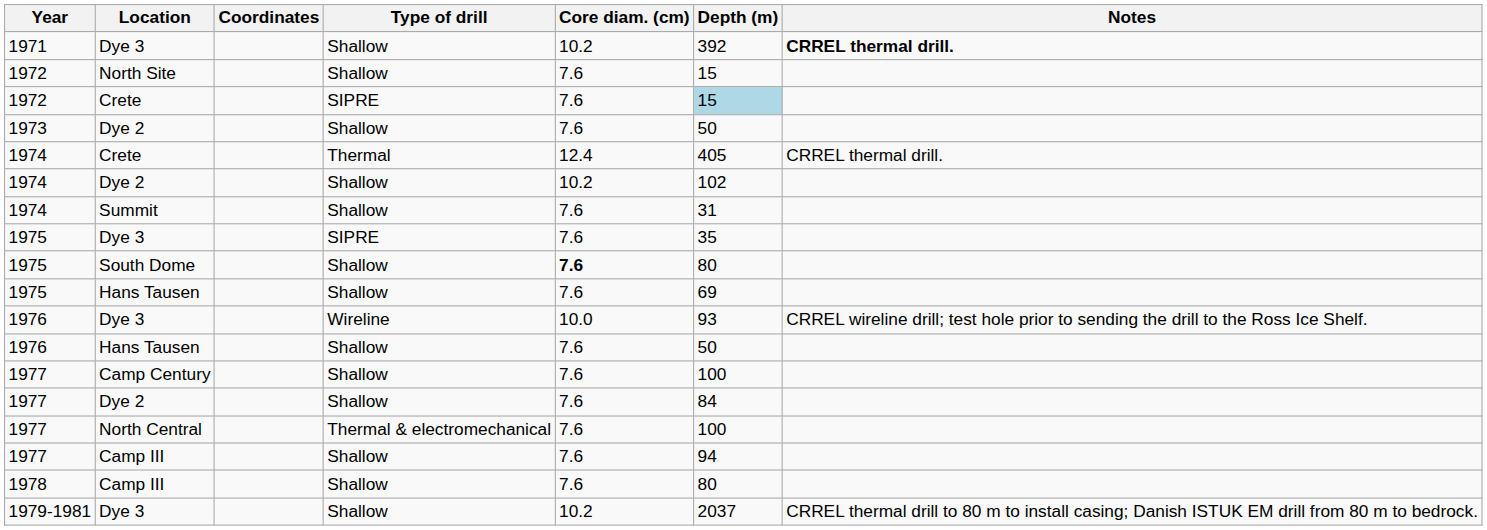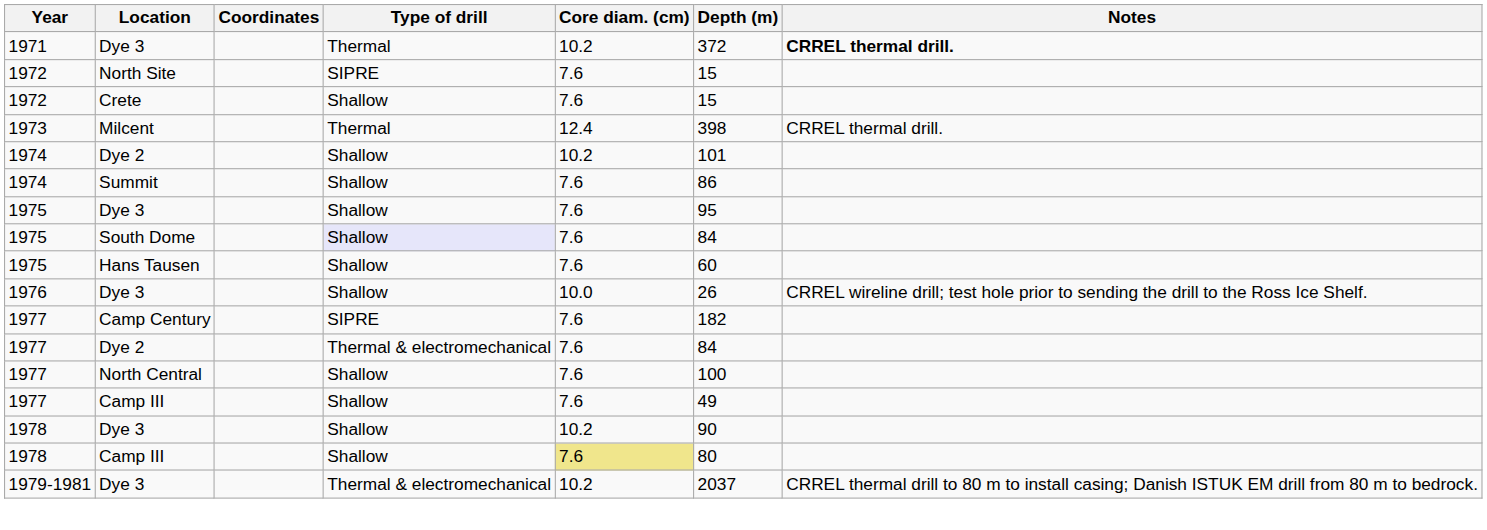(358, 45) Shallow -> (359, 45) Thermal
(712, 45) 392 -> (712, 45) 372
(358, 73) Shallow -> (353, 73) SIPRE
(353, 100) SIPRE -> (358, 100) Shallow
(707, 100) lightblue background -> (707, 100) no background
+ row: (28, 127)
- row: (28, 127)
- row: (28, 155)
(712, 182) 102 -> (712, 155) 101
(707, 210) 31 -> (707, 182) 86
(353, 237) SIPRE -> (358, 210) Shallow
(707, 237) 35 -> (707, 210) 95
(358, 264) no background -> (358, 237) lavender background
(571, 264) bold -> (571, 237) normal
(707, 264) 80 -> (707, 237) 84
(707, 292) 69 -> (707, 264) 60
(358, 319) Wireline -> (358, 292) Shallow
(707, 319) 93 -> (707, 292) 26
- row: (28, 347)
(358, 374) Shallow -> (353, 319) SIPRE
(712, 374) 100 -> (712, 319) 182
(358, 401) Shallow -> (439, 347) Thermal & electromechanical
(439, 429) Thermal & electromechanical -> (358, 374) Shallow
(707, 456) 94 -> (707, 401) 49
+ row: (28, 429)
(571, 484) no background -> (571, 456) khaki background
(358, 511) Shallow -> (439, 484) Thermal & electromechanical
